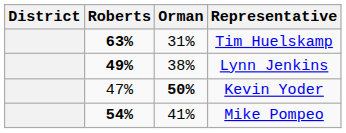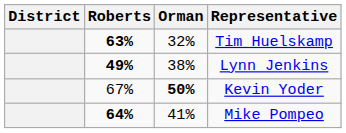(181, 41) 31% -> (181, 41) 32%
(119, 91) 47% -> (119, 91) 67%
(119, 115) 54% -> (119, 115) 64%
